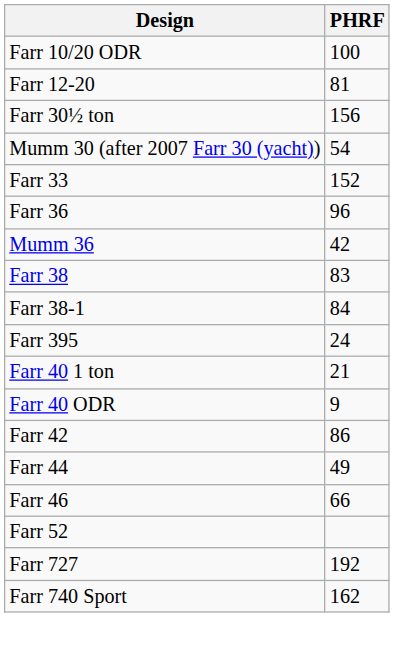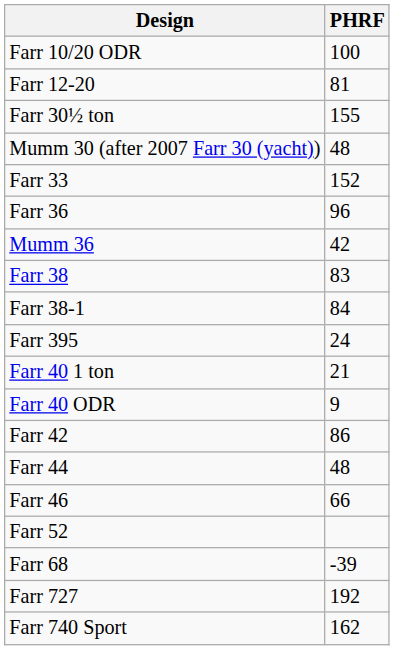(345, 116) 156 -> (345, 116) 155
(340, 148) 54 -> (340, 148) 48
(340, 468) 49 -> (340, 468) 48
+ row: (39, 564)
